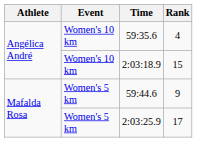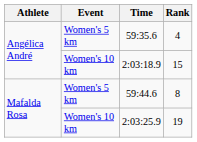(89, 36) Women's 10 km -> (86, 36) Women's 5 km
(178, 94) 9 -> (178, 94) 8
(86, 123) Women's 5 km -> (89, 123) Women's 10 km
(178, 123) 17 -> (178, 123) 19
